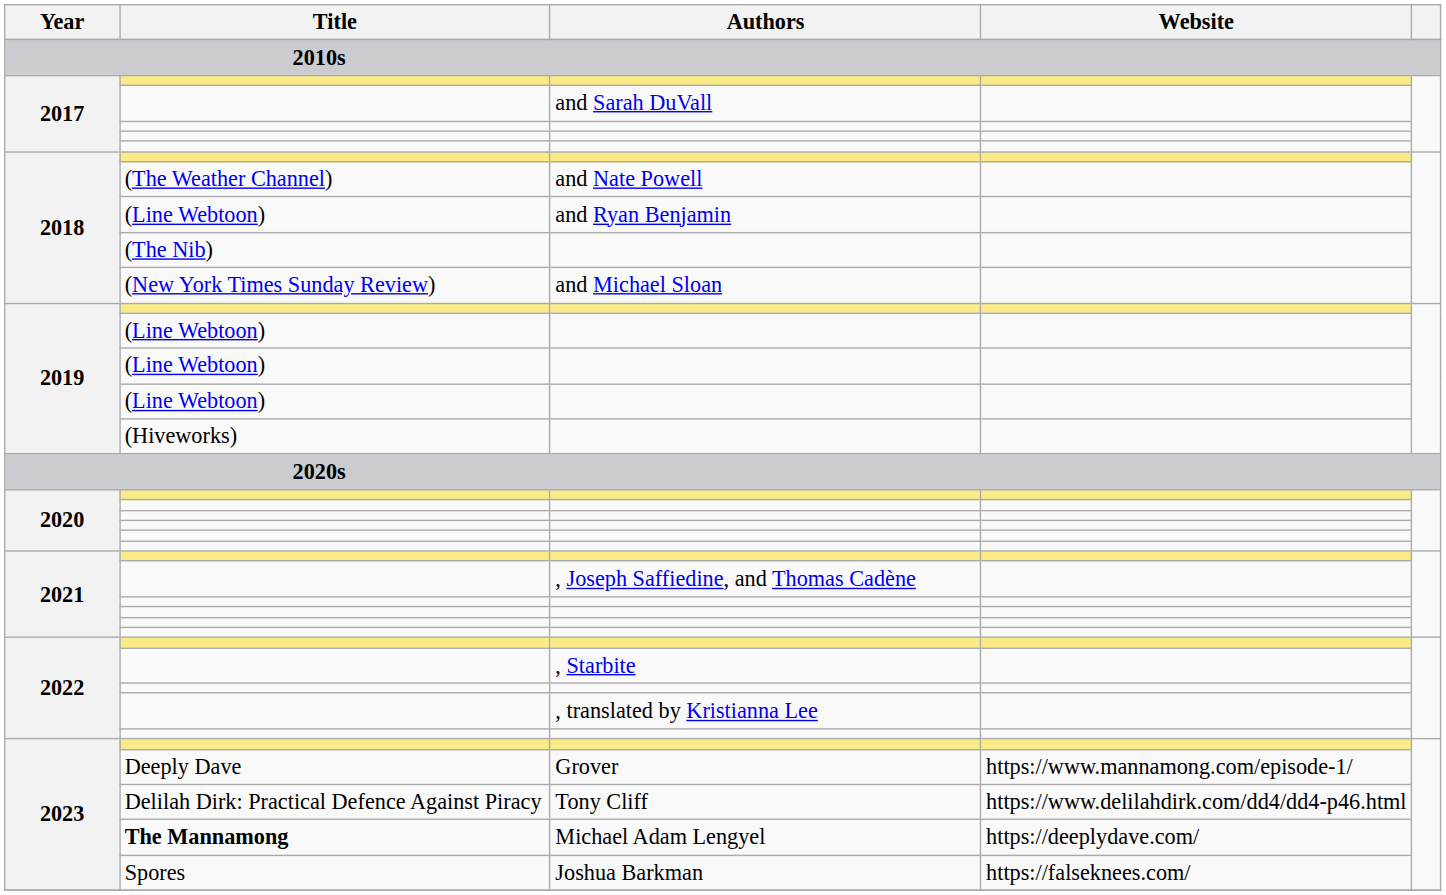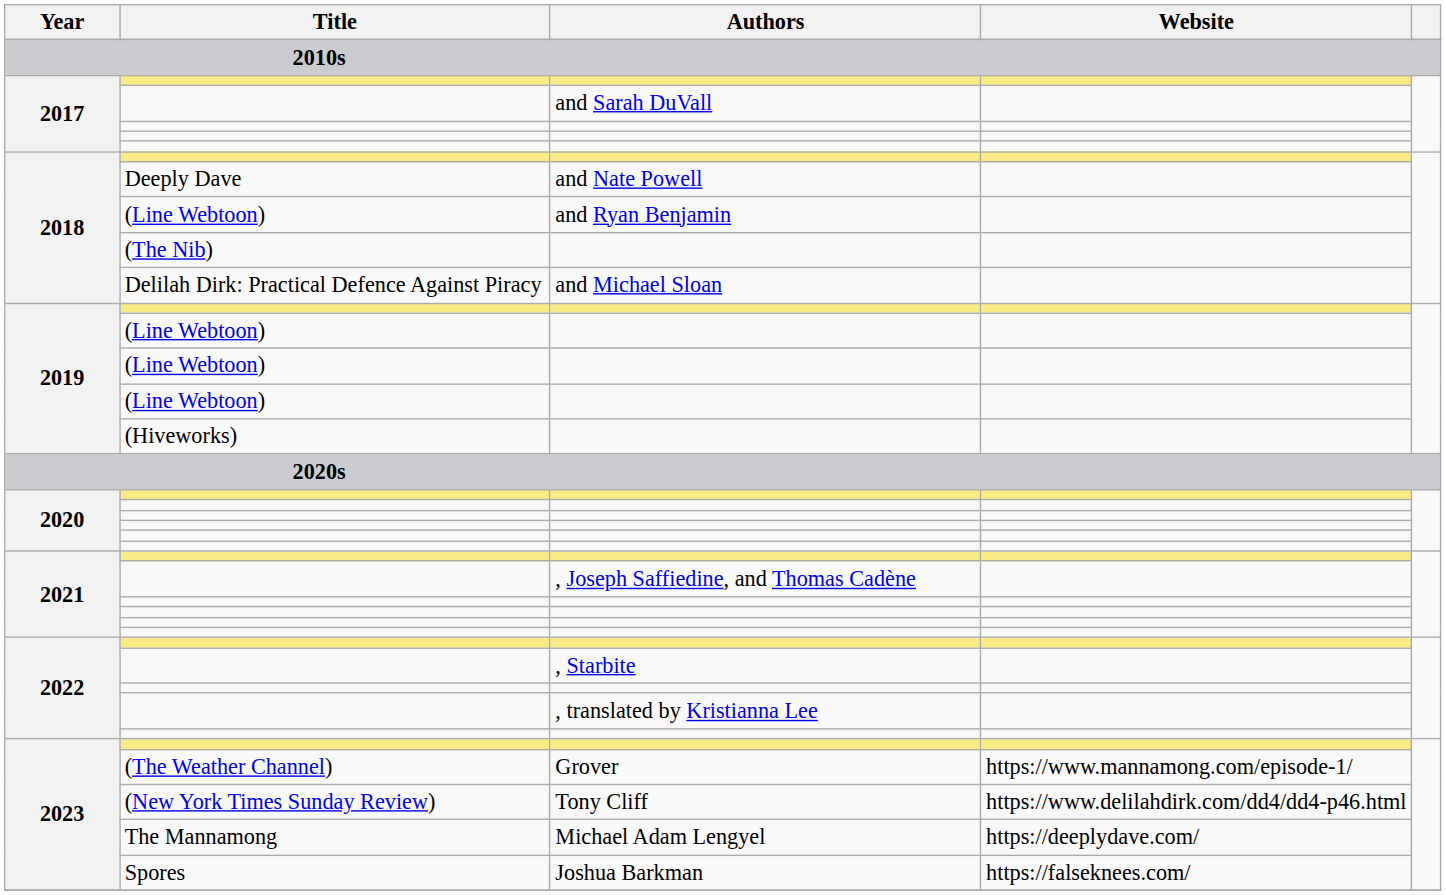(229, 179) (The Weather Channel) -> (183, 179) Deeply Dave
(280, 285) (New York Times Sunday Review) -> (333, 285) Delilah Dirk: Practical Defence Against Piracy
(183, 766) Deeply Dave -> (229, 766) (The Weather Channel)
(333, 801) Delilah Dirk: Practical Defence Against Piracy -> (280, 801) (New York Times Sunday Review)
(207, 837) bold -> (201, 837) normal
